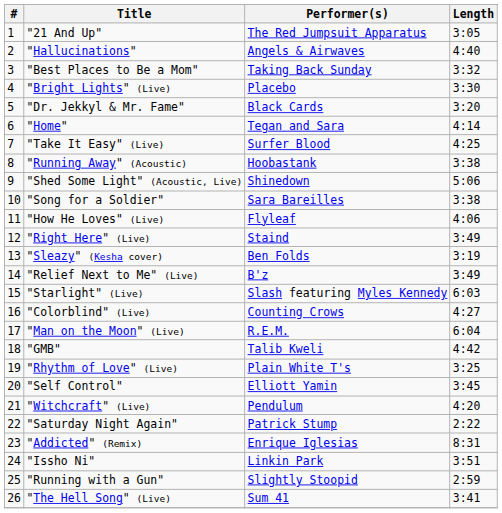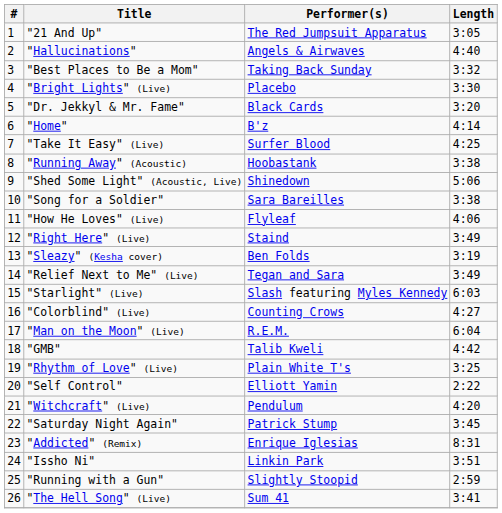(296, 126) Tegan and Sara -> (258, 126) B'z
(258, 275) B'z -> (296, 275) Tegan and Sara
(467, 387) 3:45 -> (467, 387) 2:22
(467, 424) 2:22 -> (467, 424) 3:45
